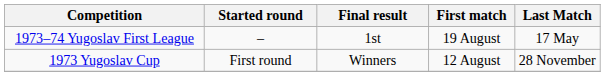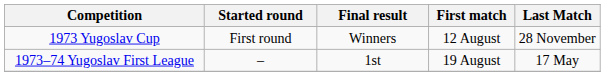rows swapped: (104, 37) <-> (104, 60)
